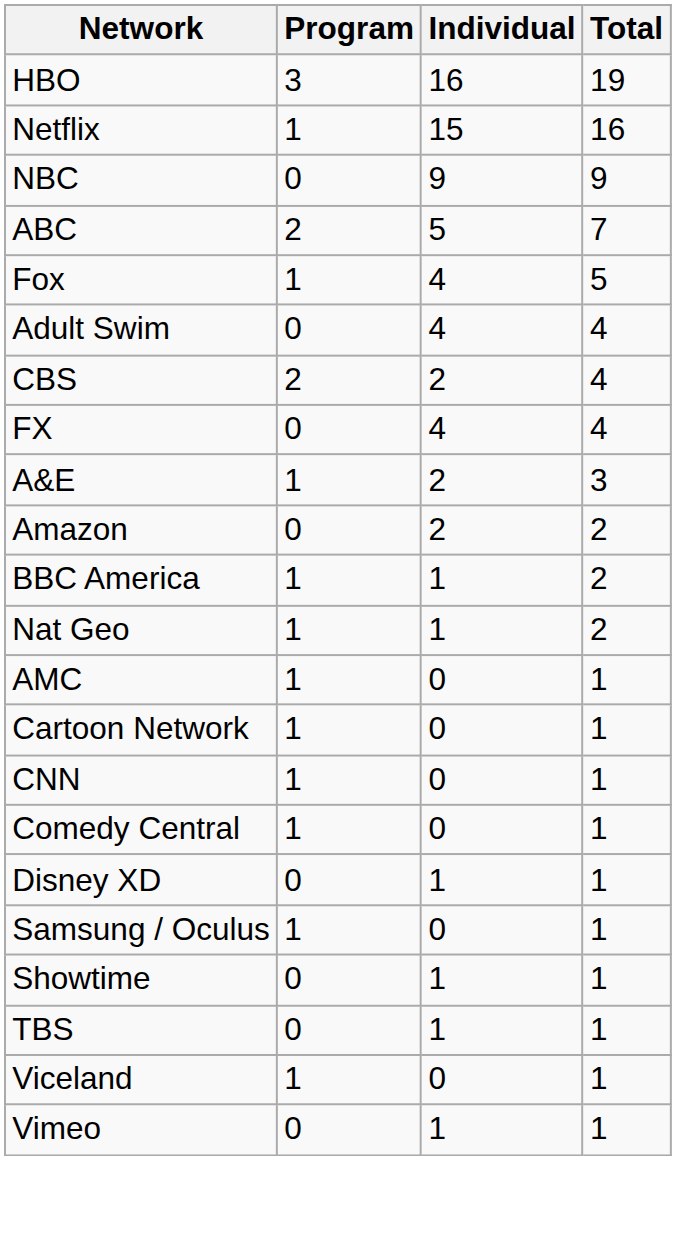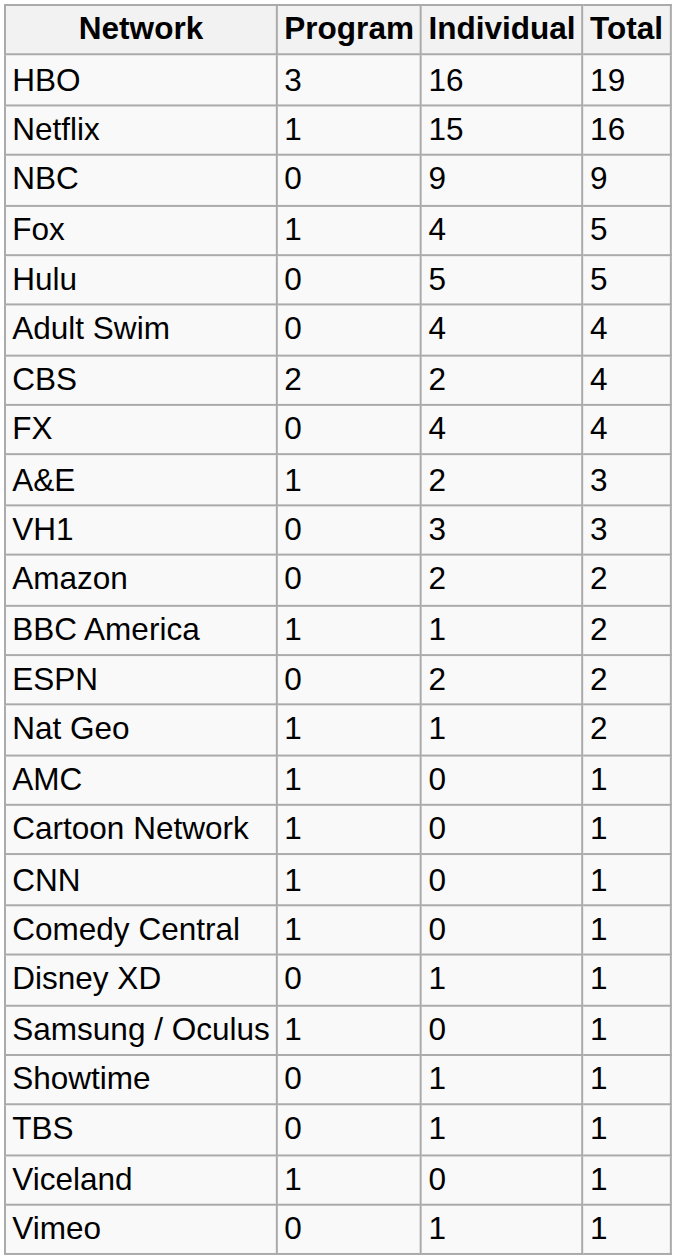- row: (45, 229)
+ row: (45, 279)
+ row: (43, 529)
+ row: (55, 679)
